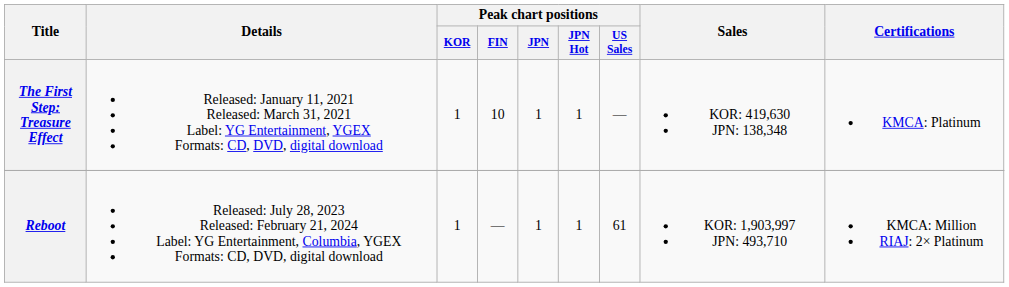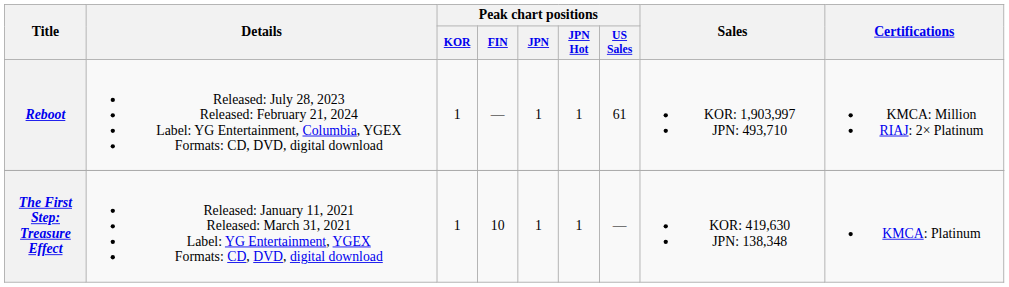rows swapped: (45, 115) <-> (45, 226)
